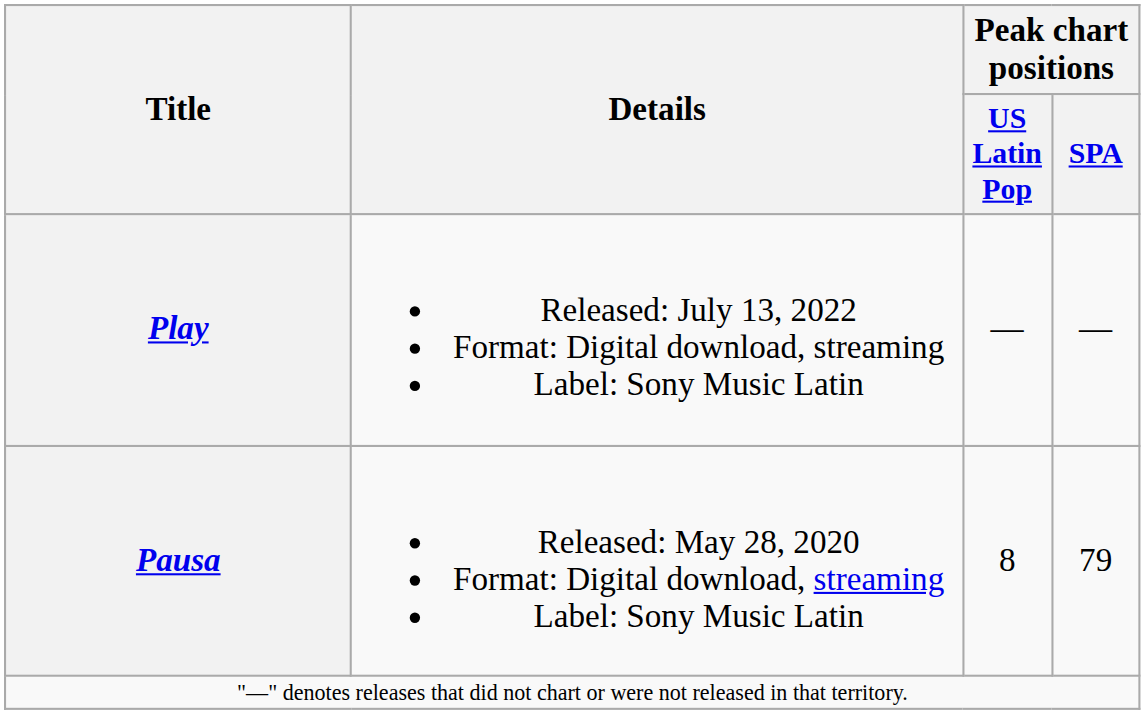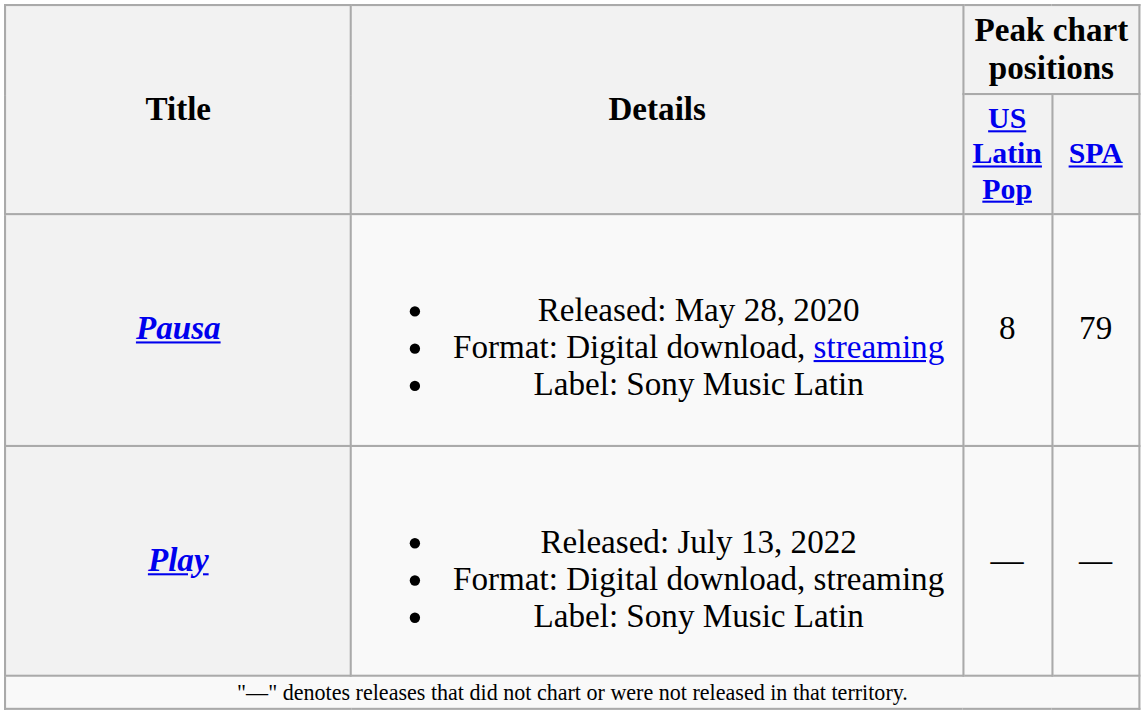rows swapped: (178, 559) <-> (178, 329)
